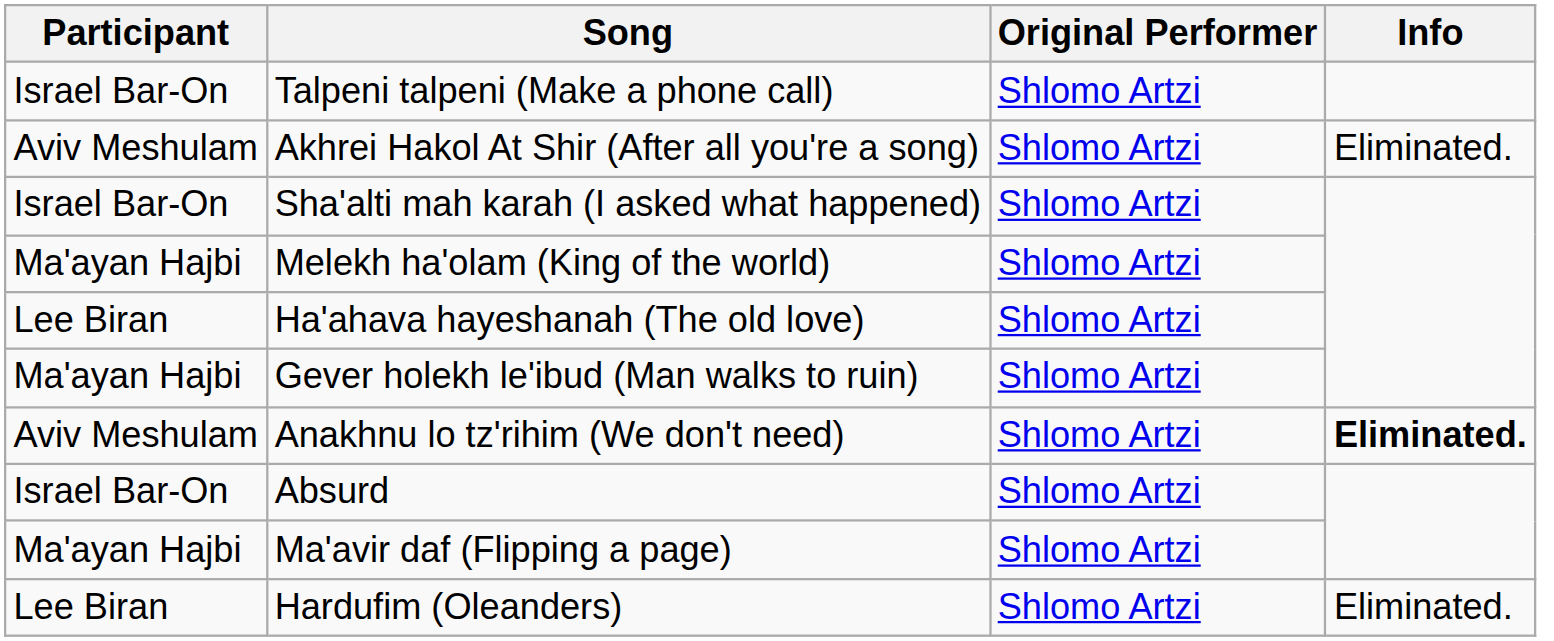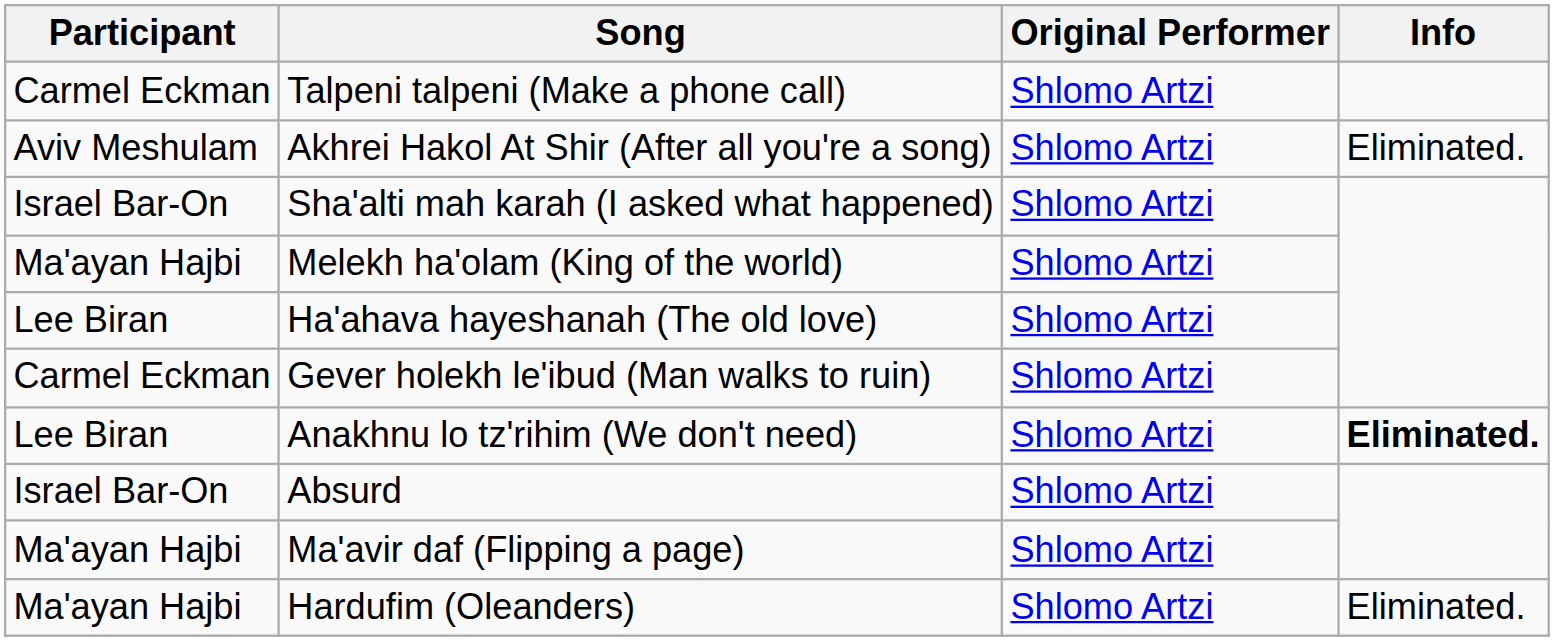(121, 90) Israel Bar-On -> (142, 90) Carmel Eckman
(127, 377) Ma'ayan Hajbi -> (142, 377) Carmel Eckman
(136, 434) Aviv Meshulam -> (91, 434) Lee Biran
(91, 606) Lee Biran -> (127, 606) Ma'ayan Hajbi
